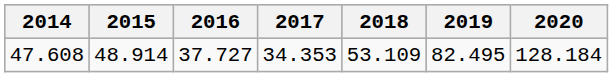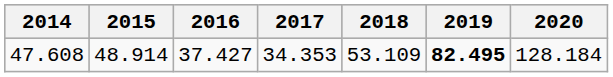(215, 55) 37.727 -> (215, 55) 37.427
(468, 55) normal -> (468, 55) bold
